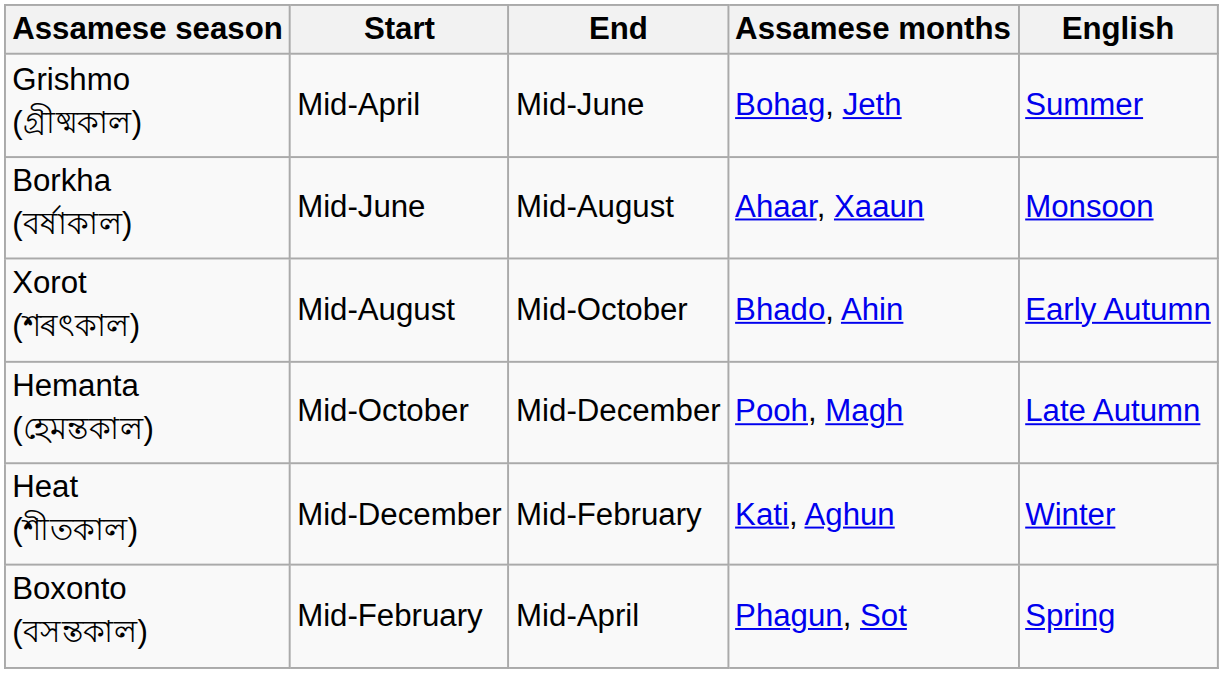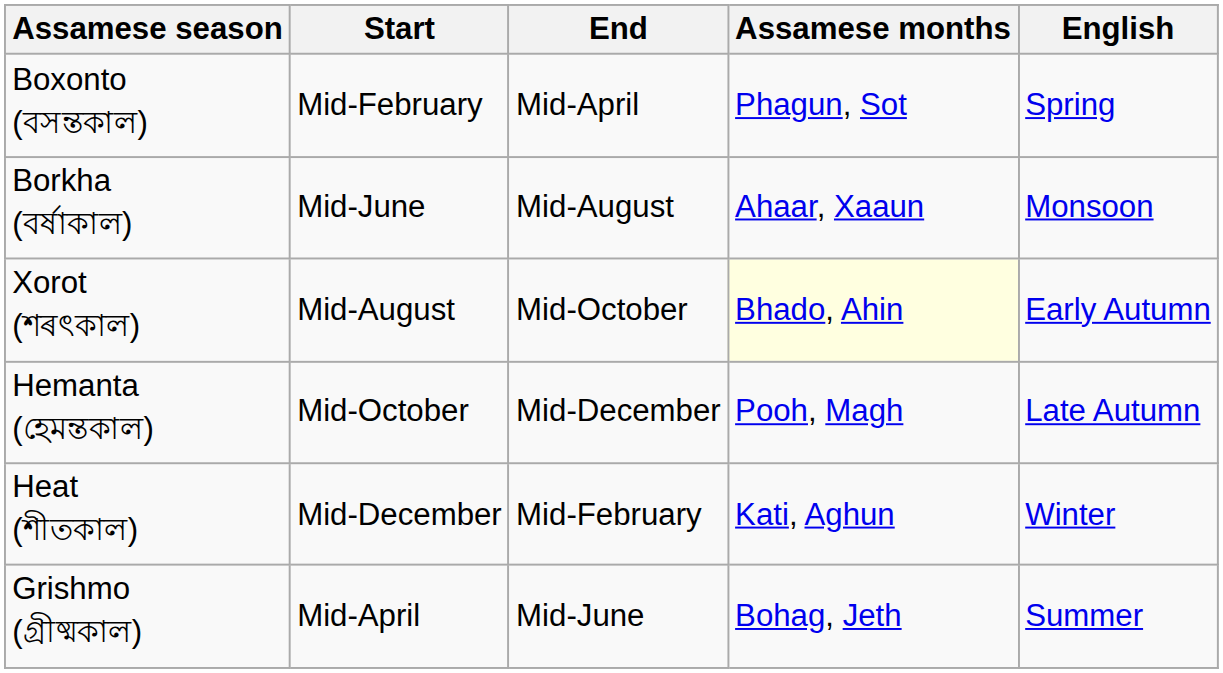rows swapped: (77, 100) <-> (80, 610)
(819, 309) no background -> (819, 309) lightyellow background
